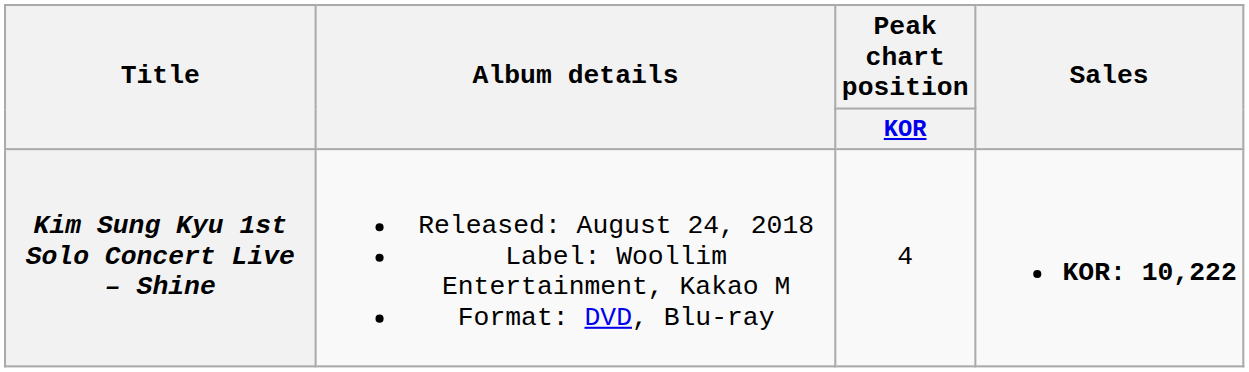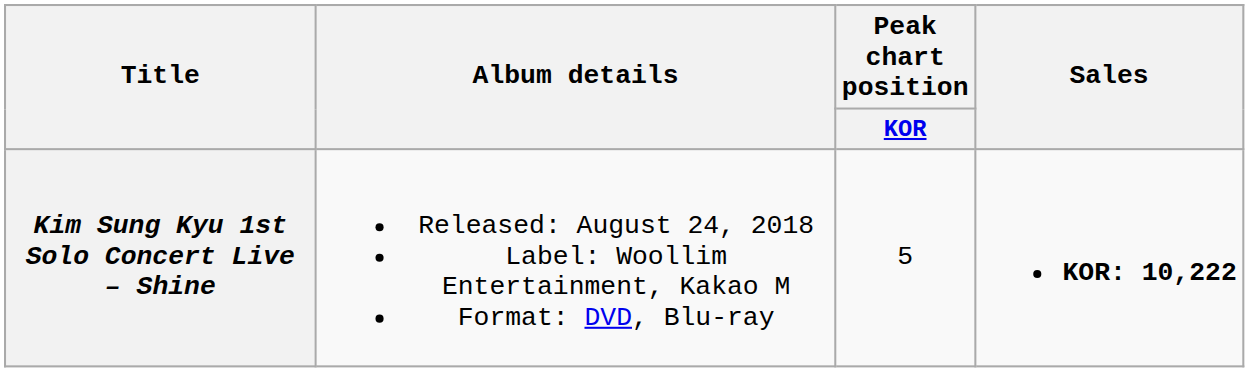(905, 258) 4 -> (905, 258) 5
